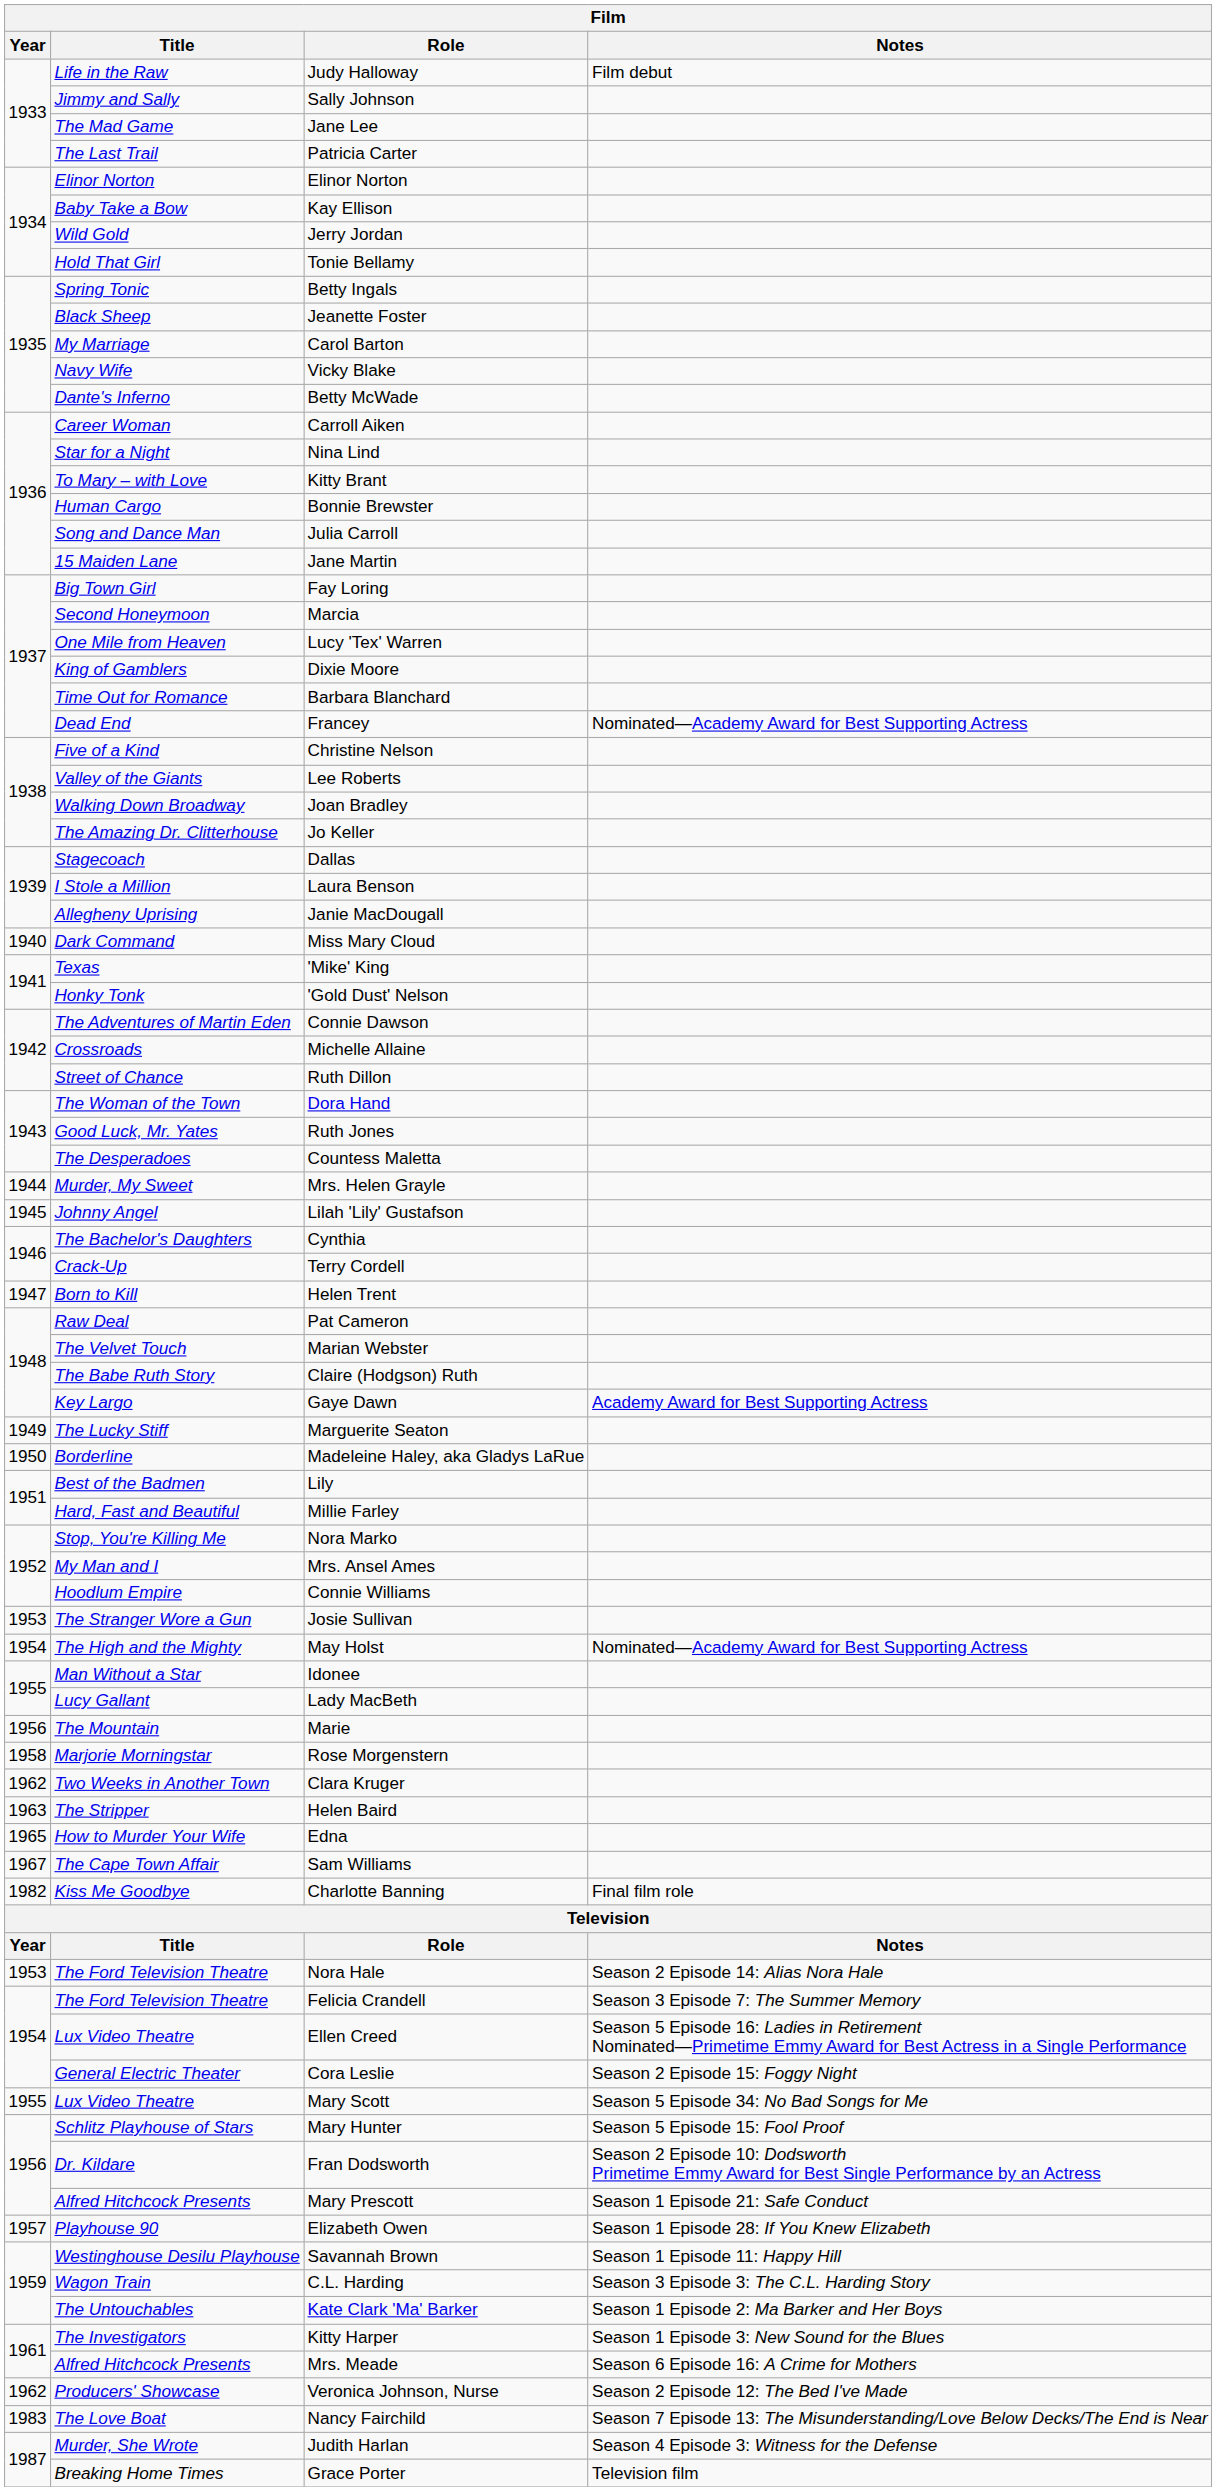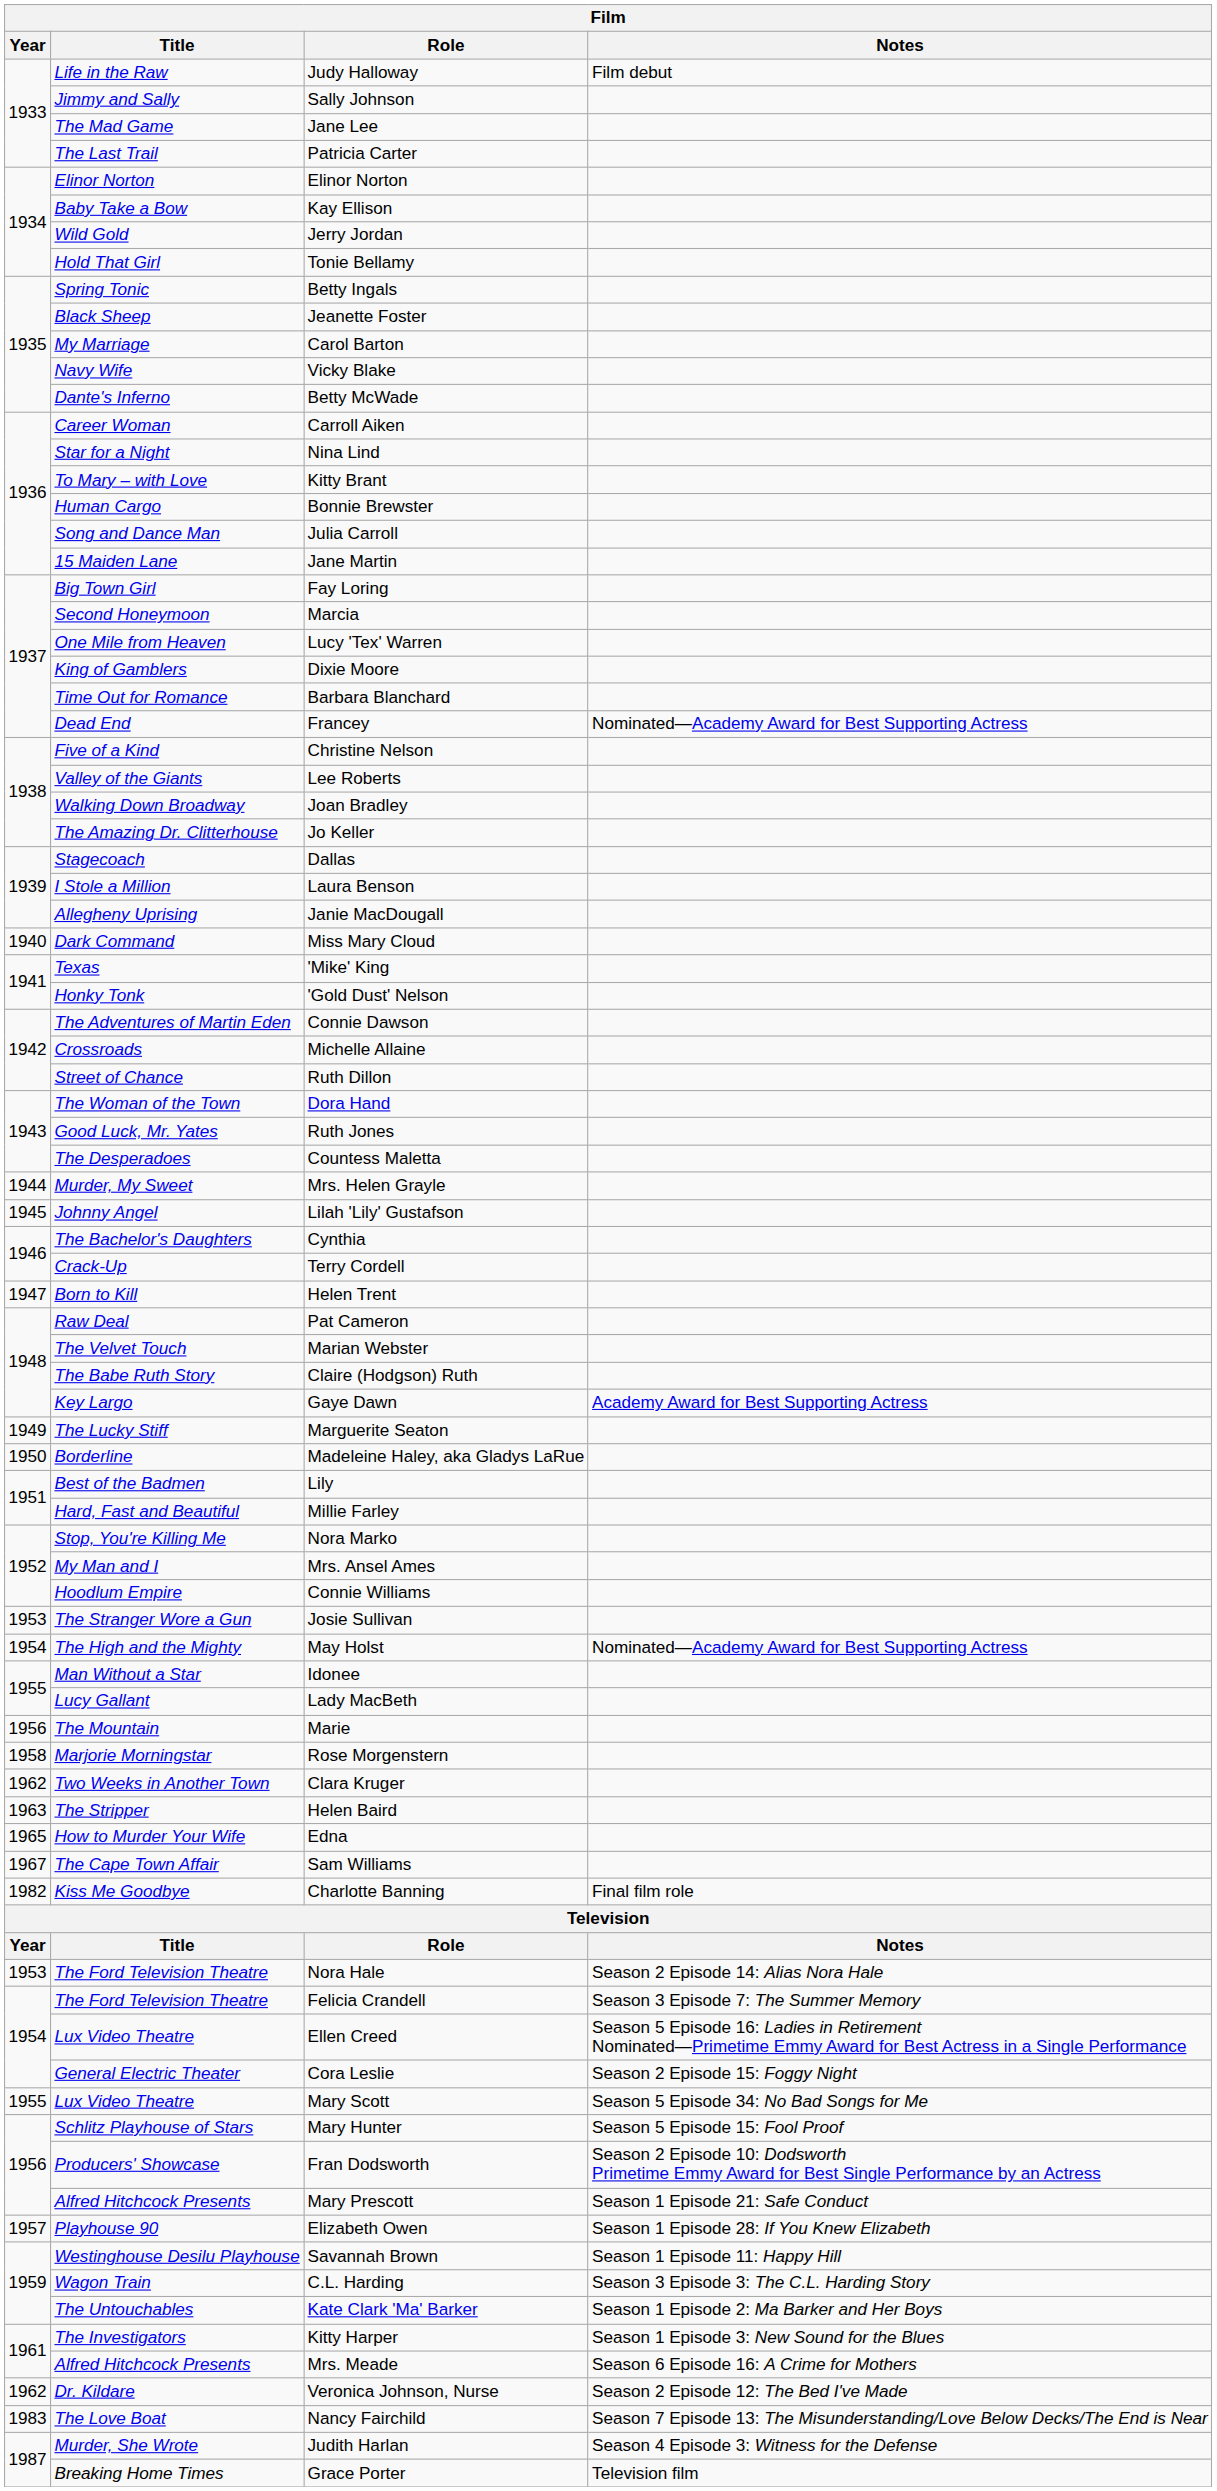(95, 2164) Dr. Kildare -> (137, 2164) Producers' Showcase
(137, 2391) Producers' Showcase -> (95, 2391) Dr. Kildare
